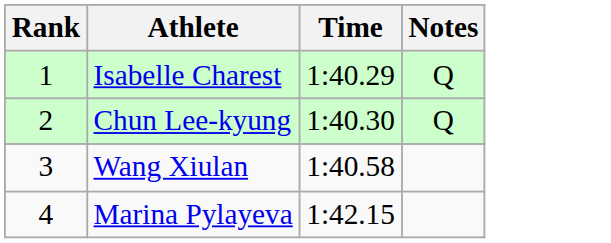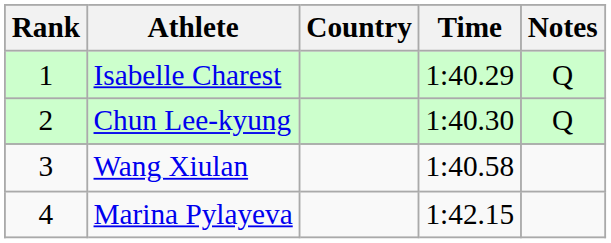+ column: (359, 27)
